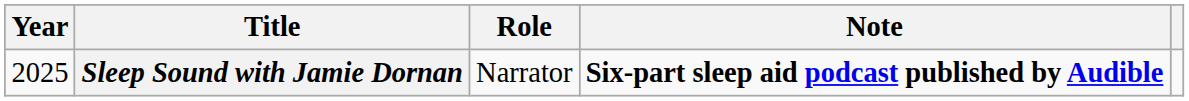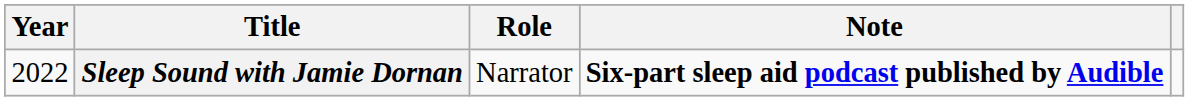(40, 72) 2025 -> (40, 72) 2022
